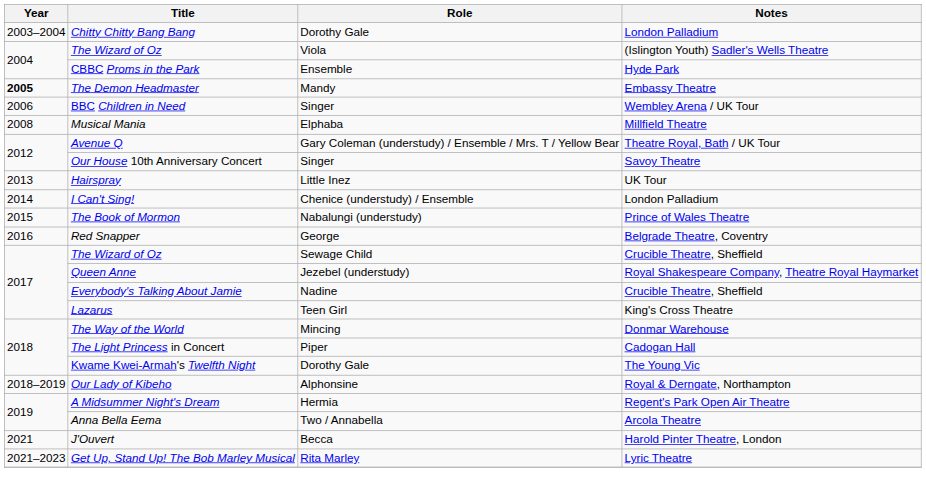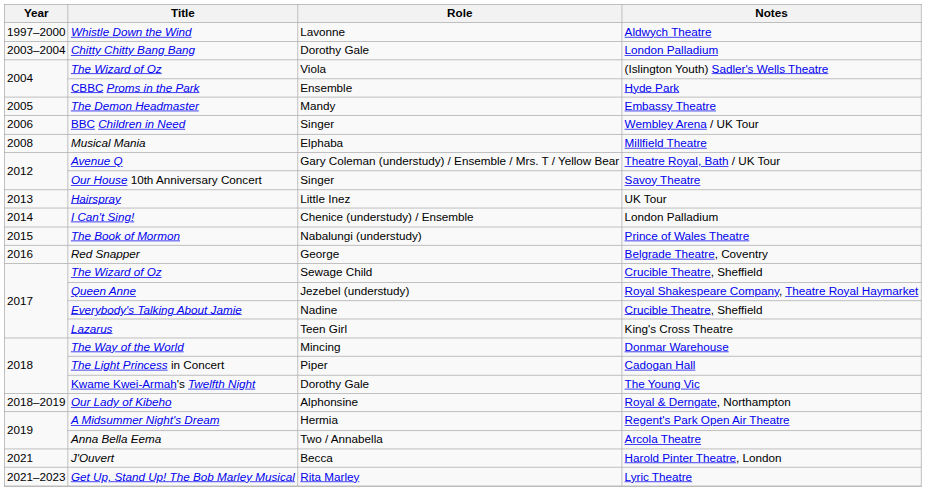+ row: (131, 32)
(20, 87) bold -> (20, 106) normal
